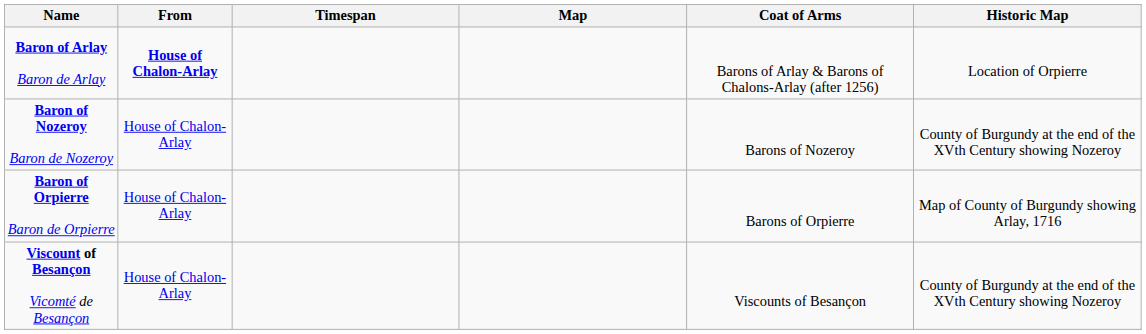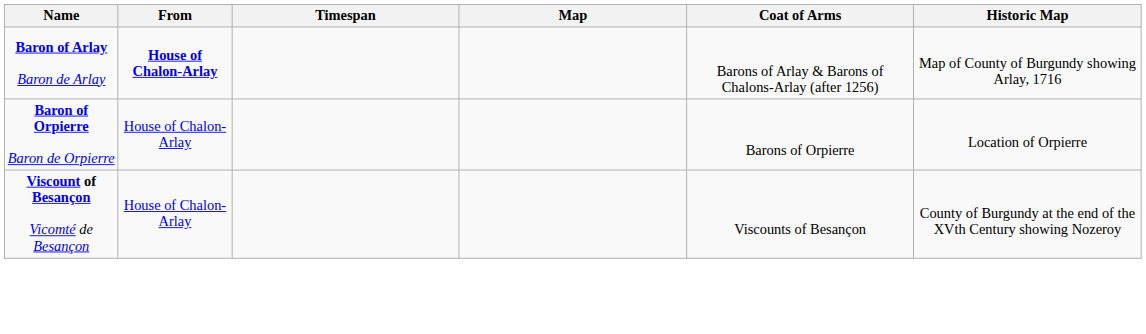(1027, 71) Location of Orpierre -> (1027, 71) Map of County of Burgundy showing Arlay, 1716
- row: (61, 134)
(1027, 214) Map of County of Burgundy showing Arlay, 1716 -> (1027, 142) Location of Orpierre
